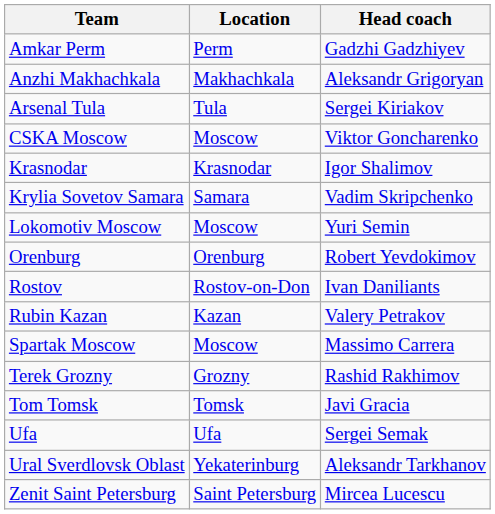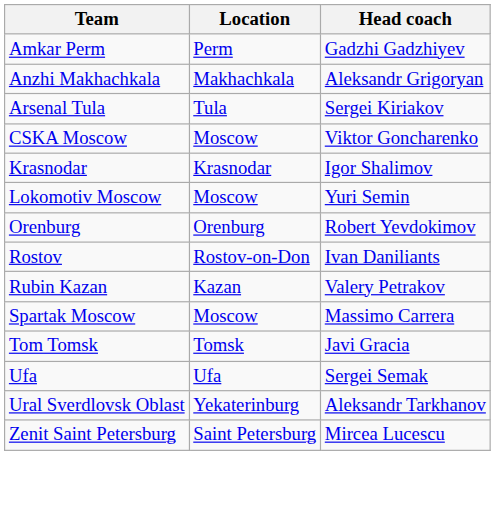- row: (96, 197)
- row: (60, 375)
